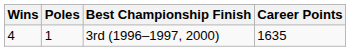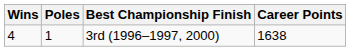(272, 35) 1635 -> (272, 35) 1638
